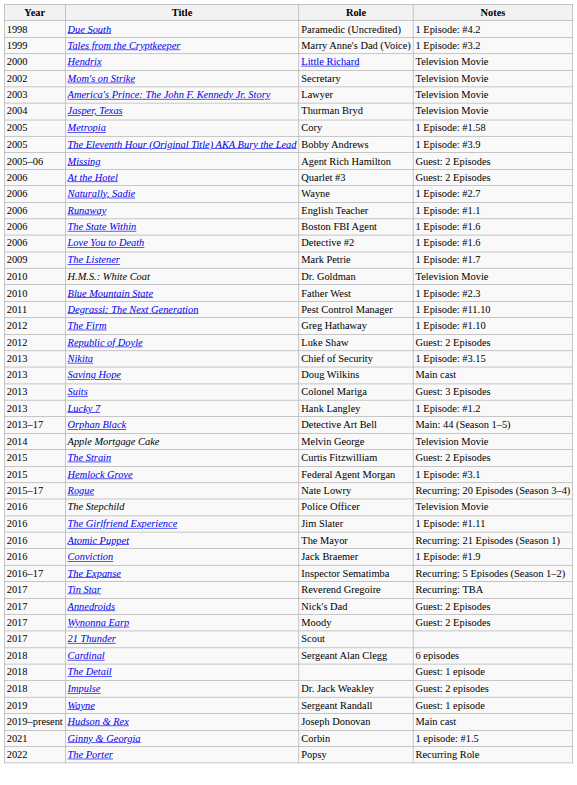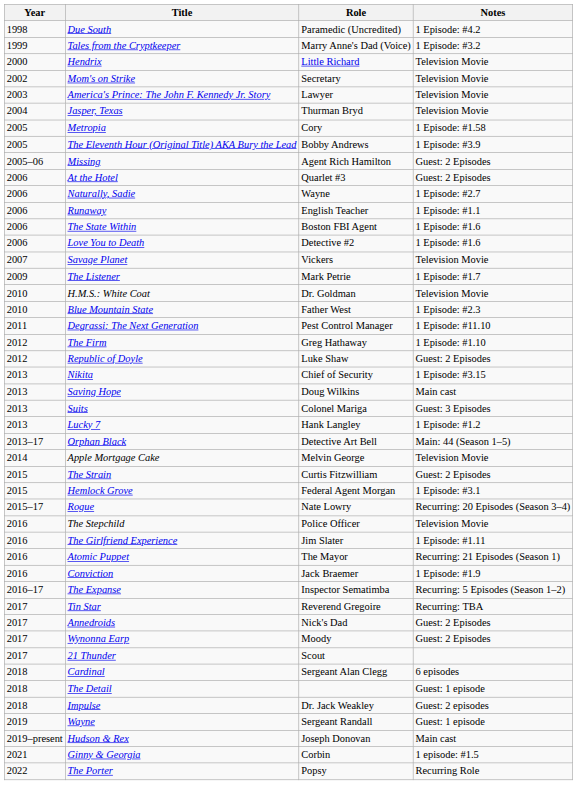+ row: (97, 260)
